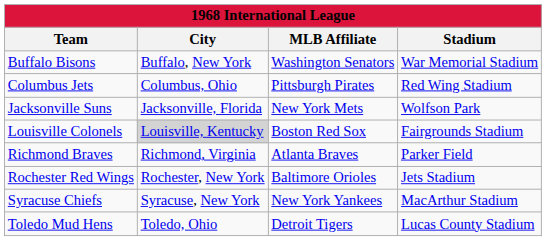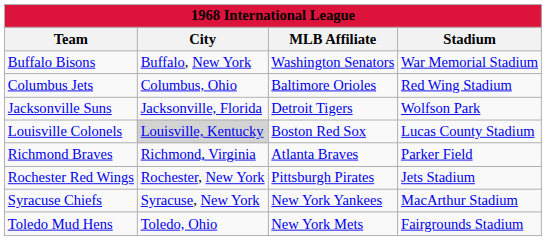(323, 85) Pittsburgh Pirates -> (324, 85) Baltimore Orioles
(317, 108) New York Mets -> (312, 108) Detroit Tigers
(462, 131) Fairgrounds Stadium -> (468, 131) Lucas County Stadium
(324, 177) Baltimore Orioles -> (323, 177) Pittsburgh Pirates
(312, 223) Detroit Tigers -> (317, 223) New York Mets
(468, 223) Lucas County Stadium -> (462, 223) Fairgrounds Stadium
